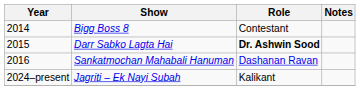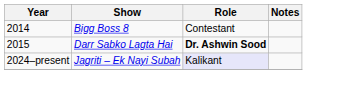- row: (154, 61)
(257, 77) no background -> (203, 61) lavender background
